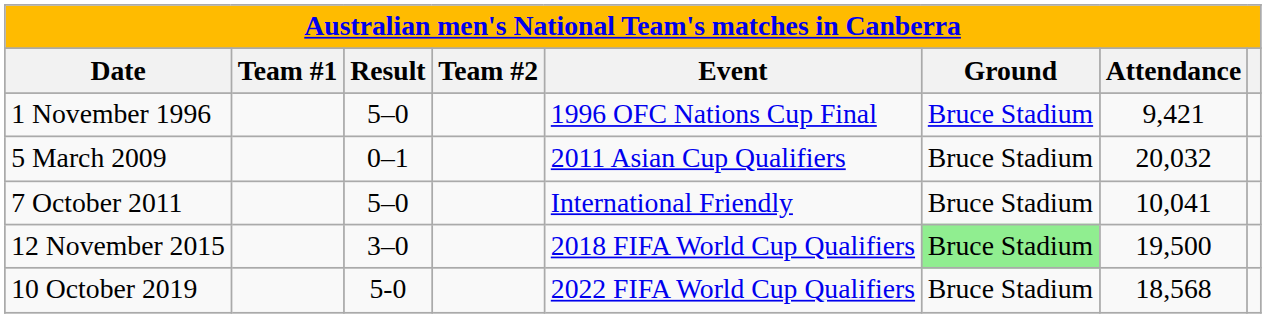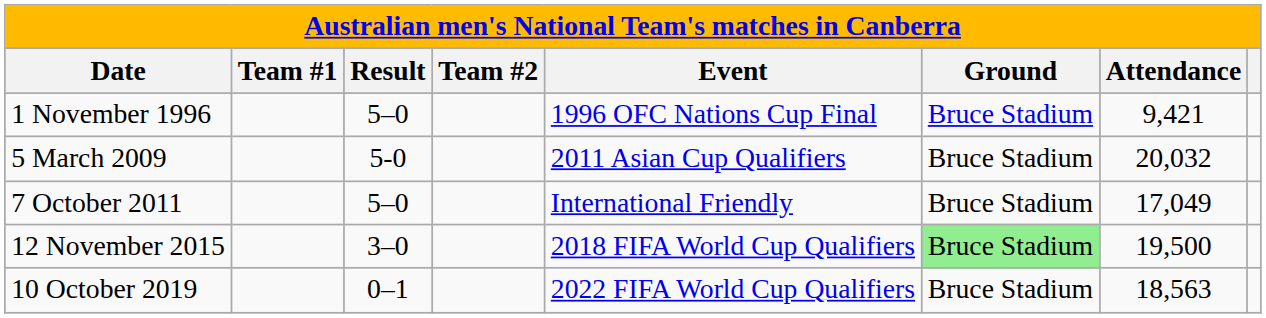(388, 158) 0–1 -> (388, 158) 5-0
(1174, 202) 10,041 -> (1174, 202) 17,049
(388, 289) 5-0 -> (388, 289) 0–1
(1174, 289) 18,568 -> (1174, 289) 18,563
